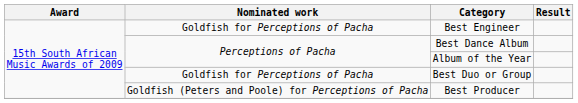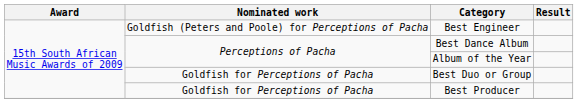(278, 28) Goldfish for Perceptions of Pacha -> (278, 28) Goldfish (Peters and Poole) for Perceptions of Pacha
(278, 91) Goldfish (Peters and Poole) for Perceptions of Pacha -> (278, 91) Goldfish for Perceptions of Pacha
